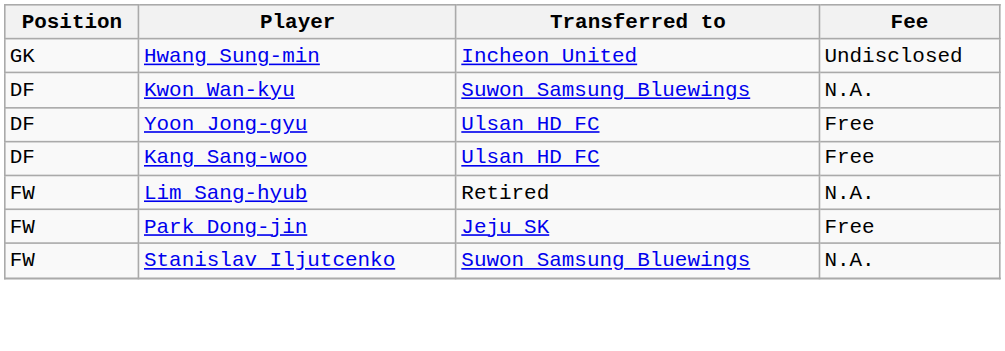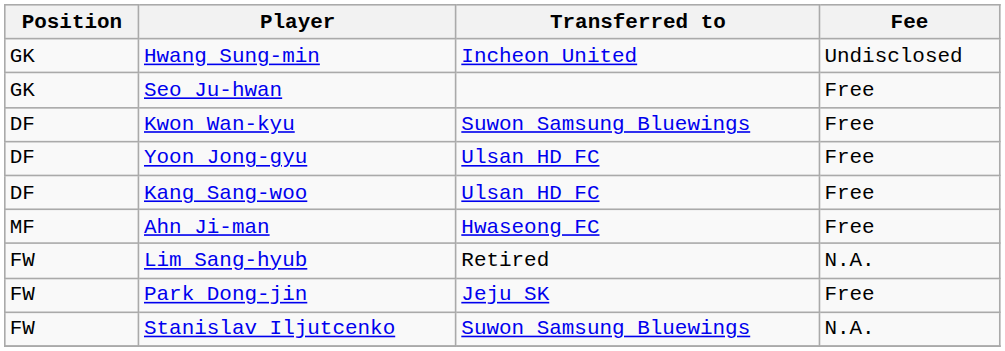+ row: (213, 90)
(850, 90) N.A. -> (850, 124) Free
+ row: (207, 227)
